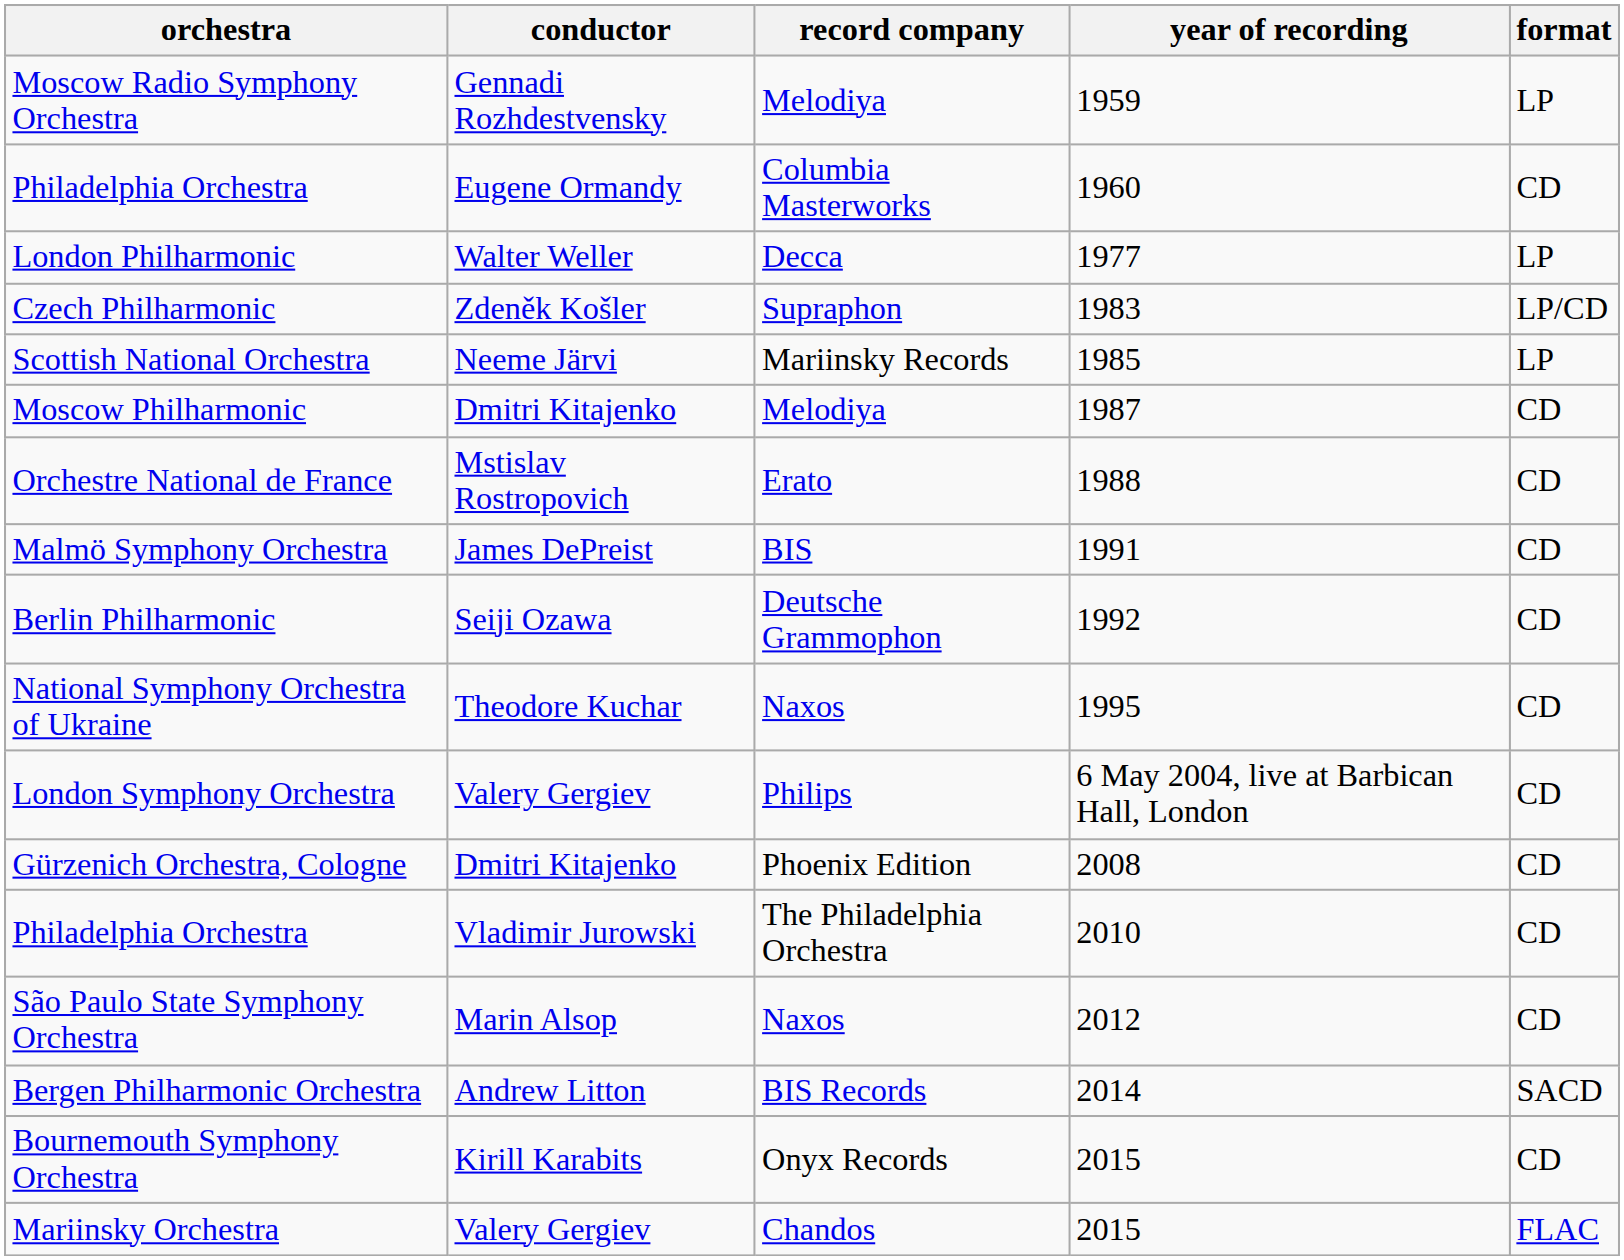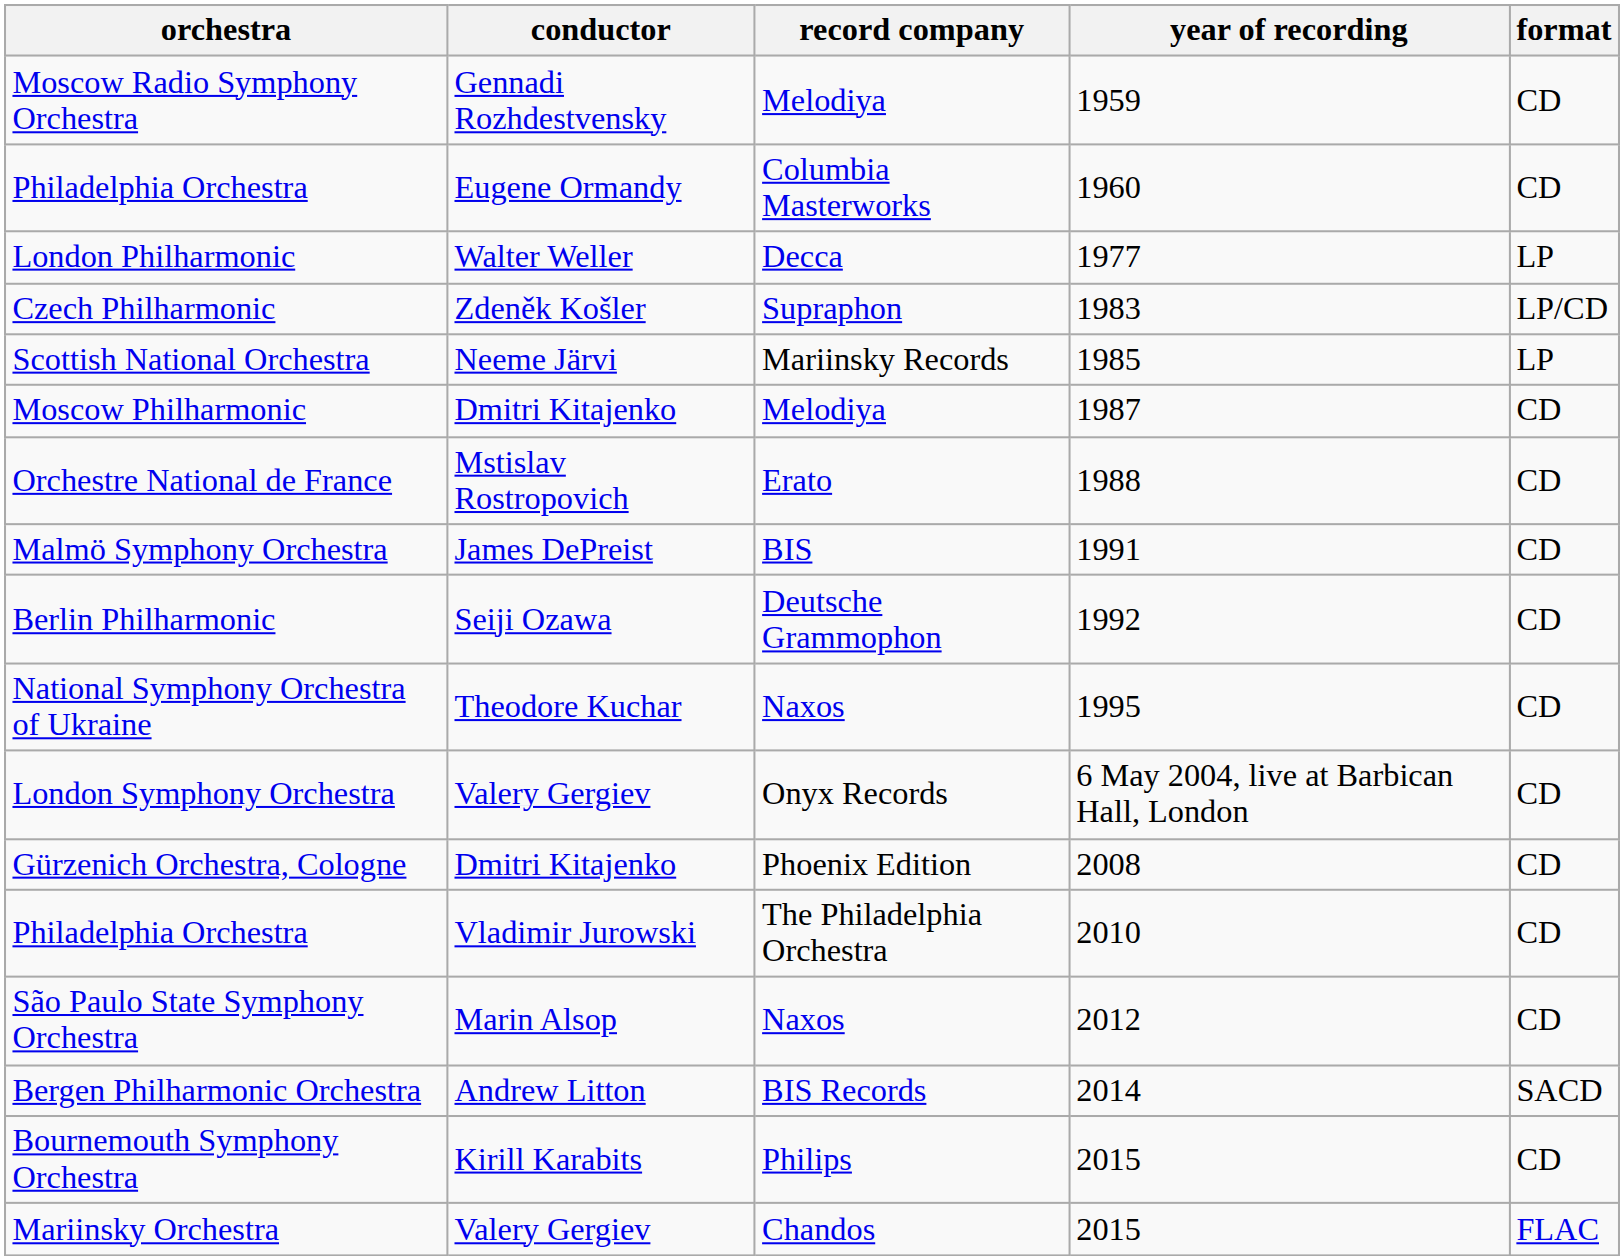(1535, 99) LP -> (1539, 99) CD
(807, 793) Philips -> (855, 793) Onyx Records
(855, 1159) Onyx Records -> (807, 1159) Philips
